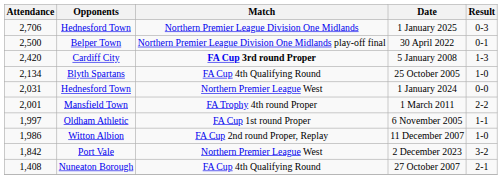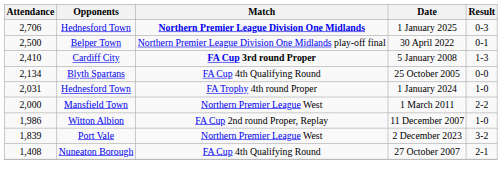(262, 27) normal -> (262, 27) bold
(30, 58) 2,420 -> (30, 58) 2,410
(482, 74) 1-0 -> (482, 74) 0-0
(262, 89) Northern Premier League West -> (262, 89) FA Trophy 4th round Proper
(482, 89) 0-0 -> (482, 89) 1-0
(30, 105) 2,001 -> (30, 105) 2,000
(262, 105) FA Trophy 4th round Proper -> (262, 105) Northern Premier League West
- row: (427, 120)
(30, 151) 1,842 -> (30, 136) 1,839
